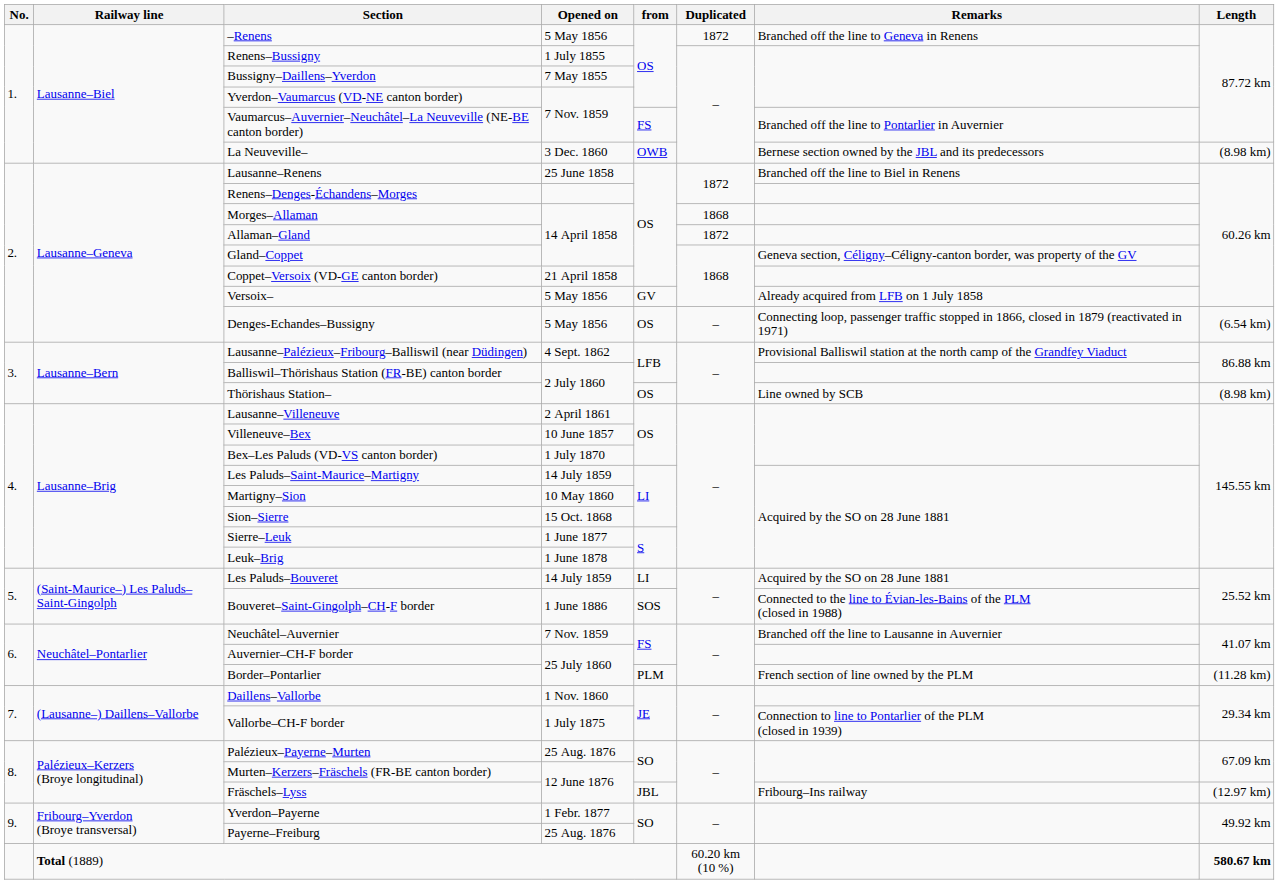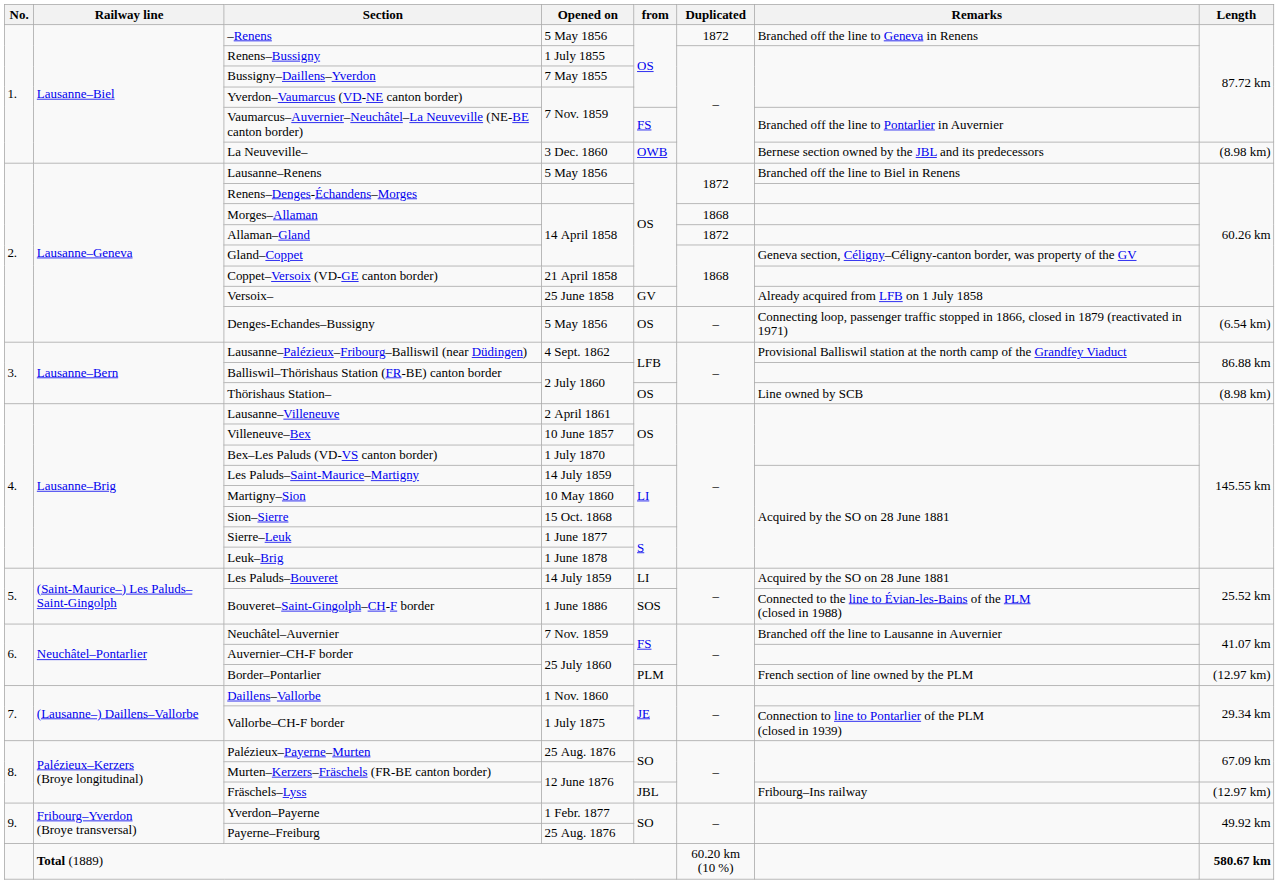(579, 173) 25 June 1858 -> (576, 173) 5 May 1856
(576, 296) 5 May 1856 -> (579, 296) 25 June 1858
(1242, 675) (11.28 km) -> (1242, 675) (12.97 km)
